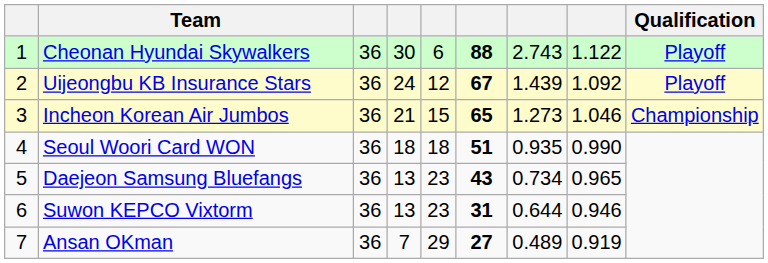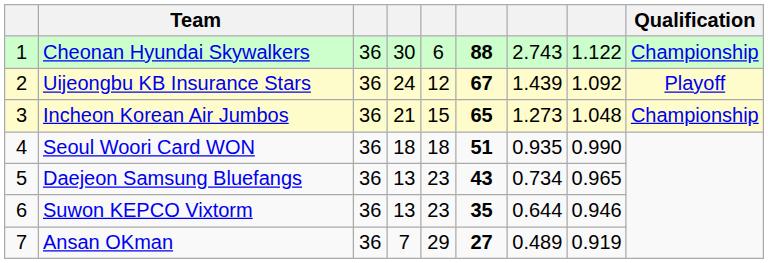(695, 52) Playoff -> (695, 52) Championship
(597, 115) 1.046 -> (597, 115) 1.048
(482, 210) 31 -> (482, 210) 35
